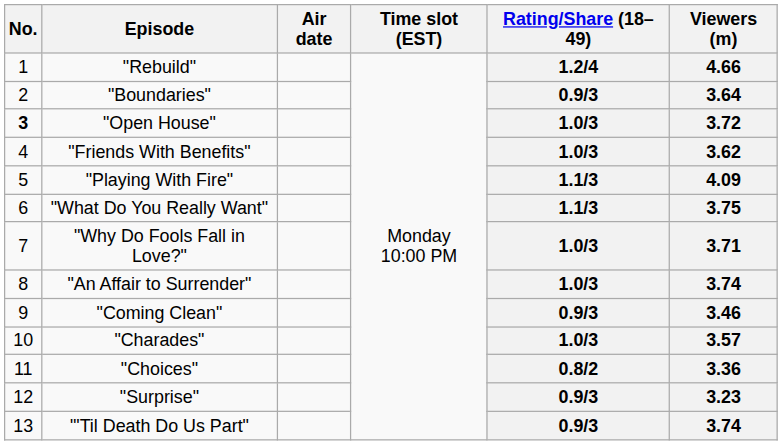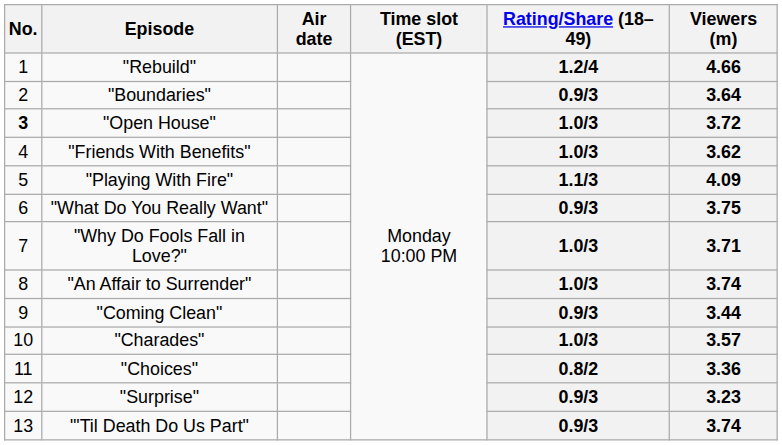(578, 208) 1.1/3 -> (578, 208) 0.9/3
(724, 313) 3.46 -> (724, 313) 3.44
